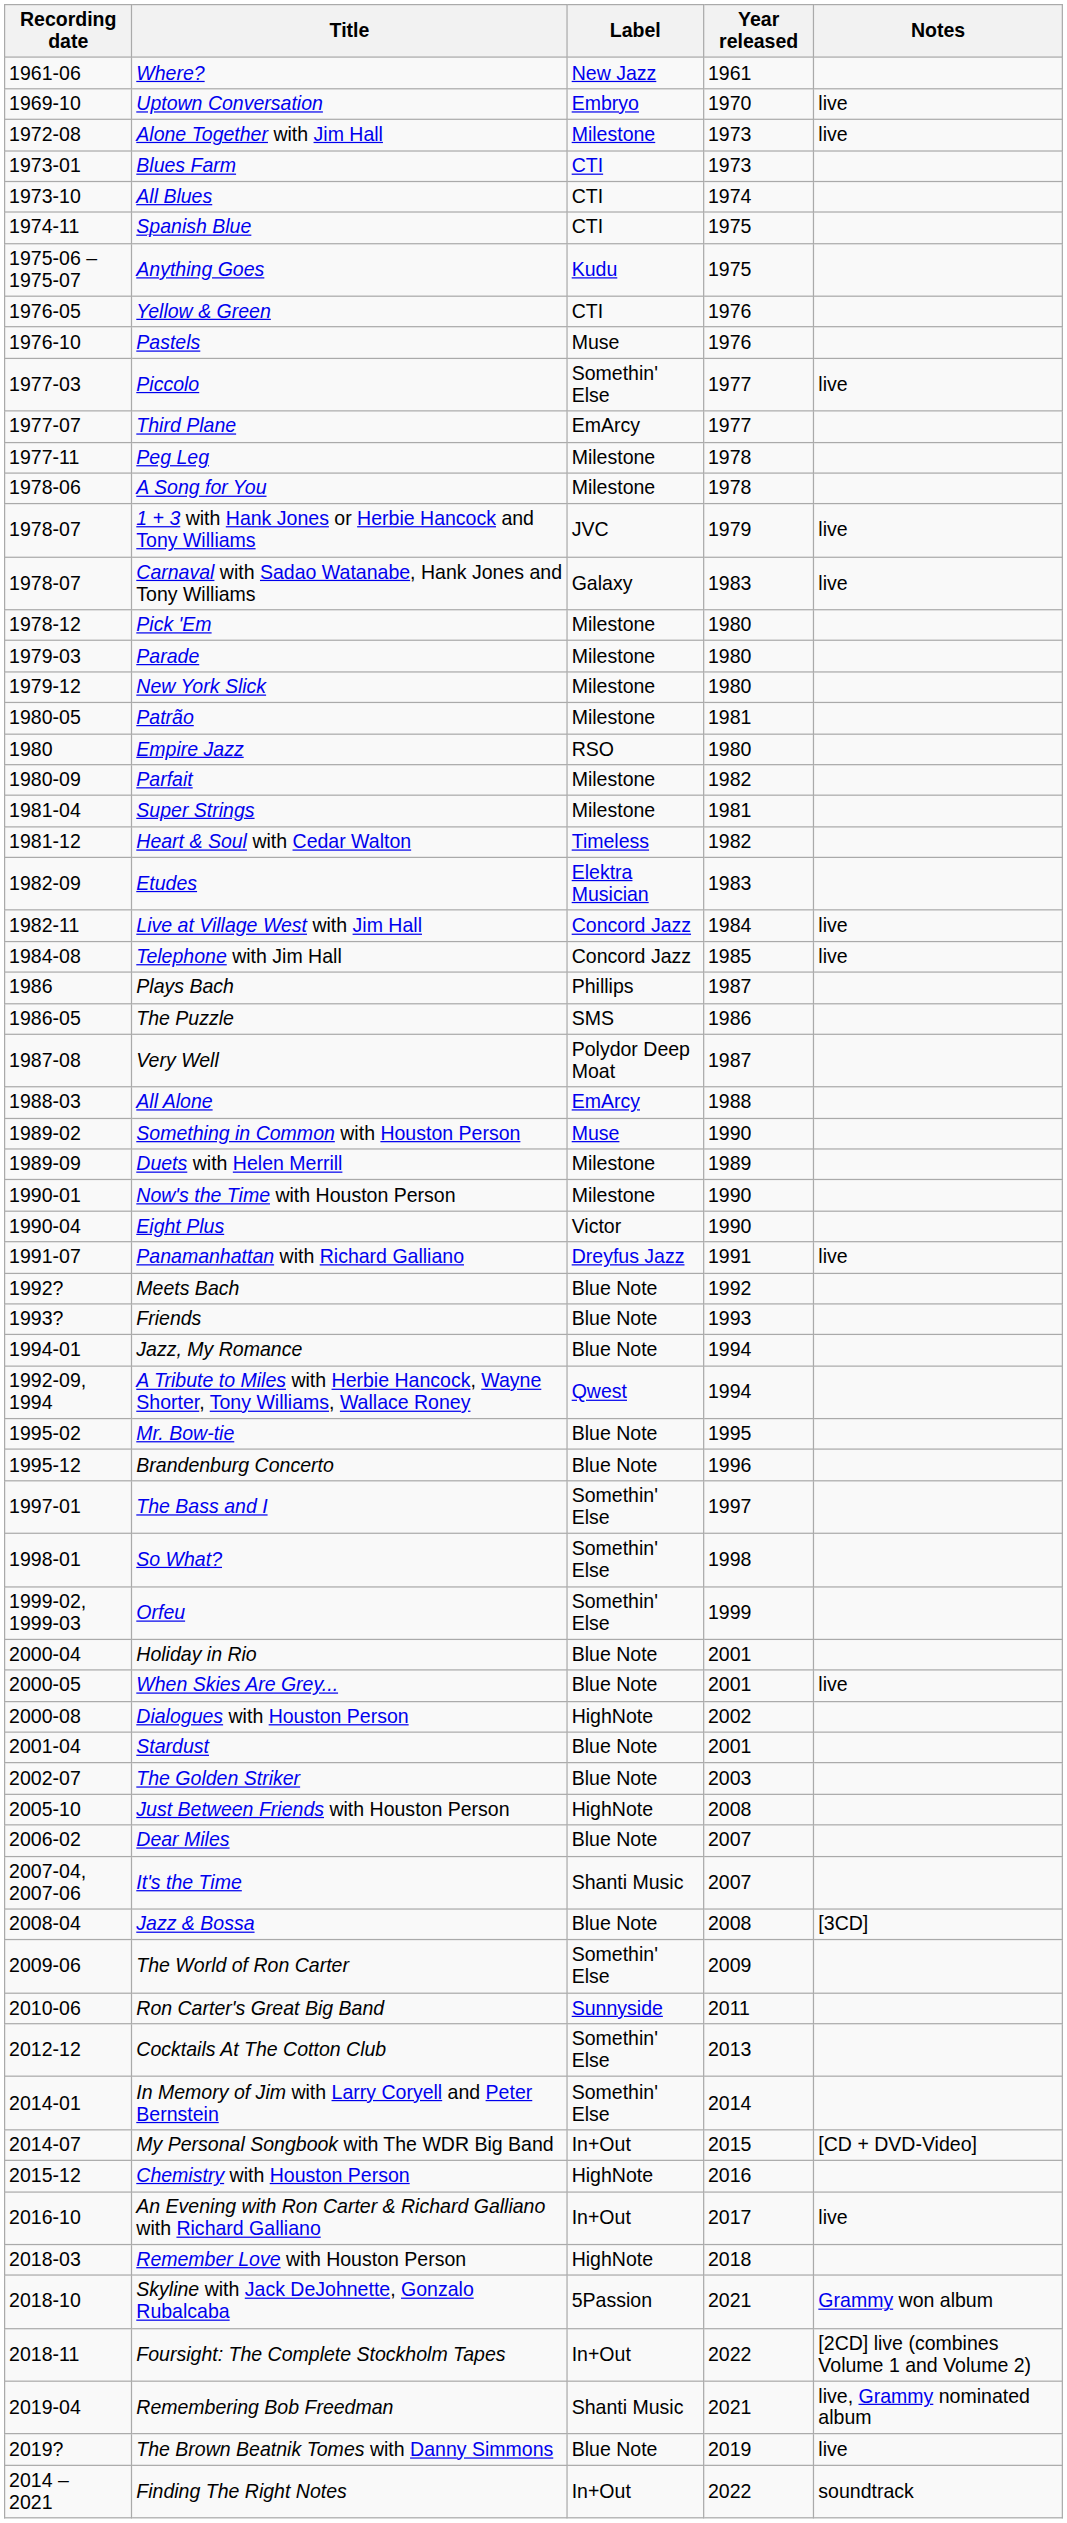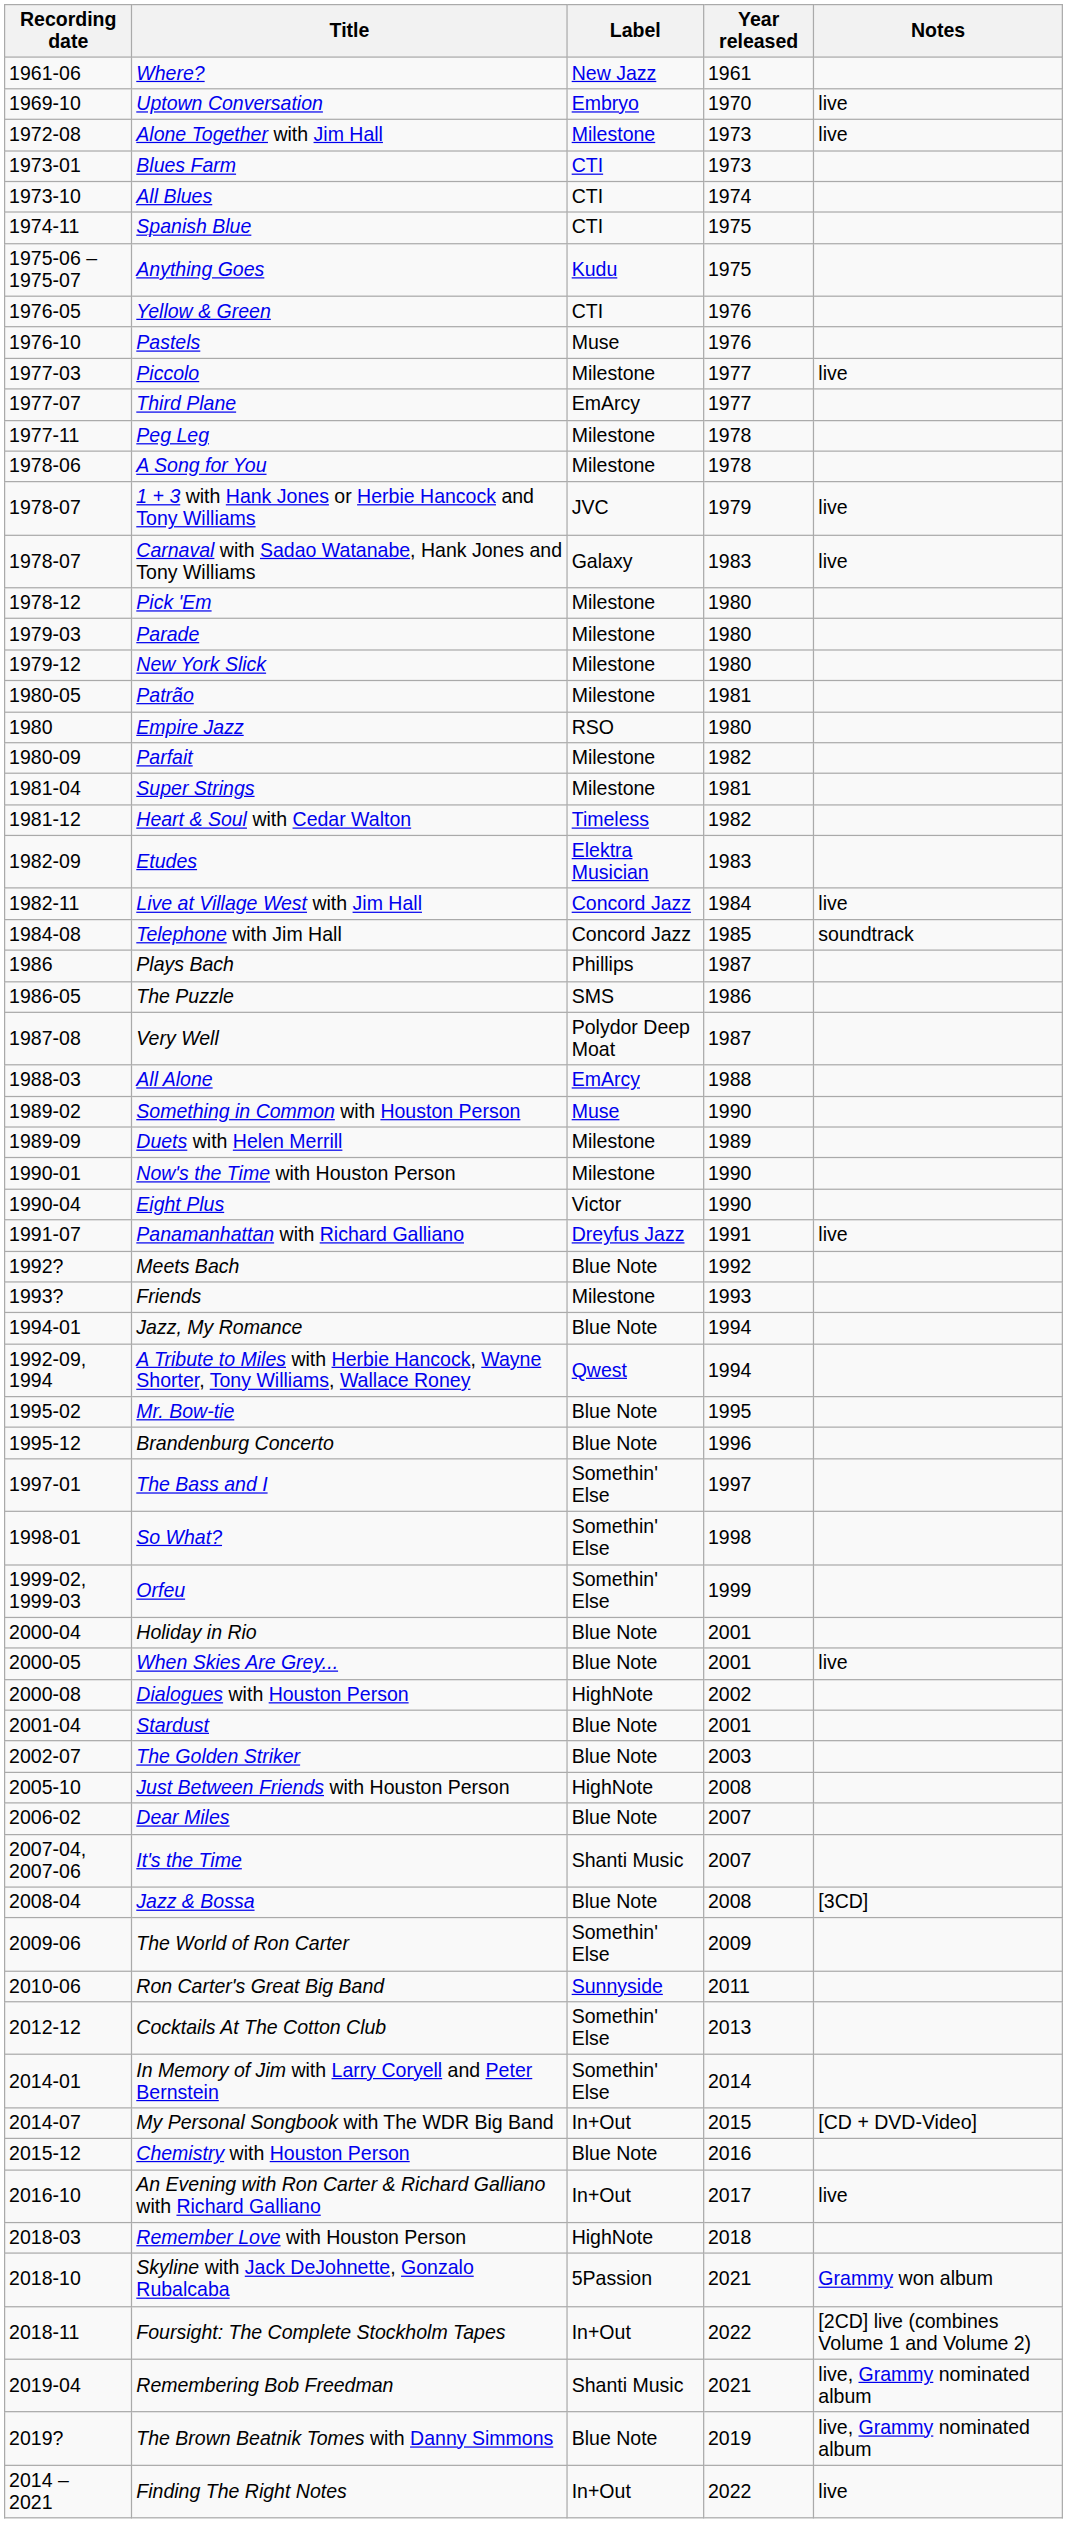(615, 384) Somethin' Else -> (613, 373) Milestone
(833, 956) live -> (866, 934) soundtrack
(615, 1319) Blue Note -> (613, 1297) Milestone
(612, 2175) HighNote -> (615, 2153) Blue Note
(833, 2449) live -> (924, 2438) live, Grammy nominated album
(866, 2491) soundtrack -> (833, 2491) live
